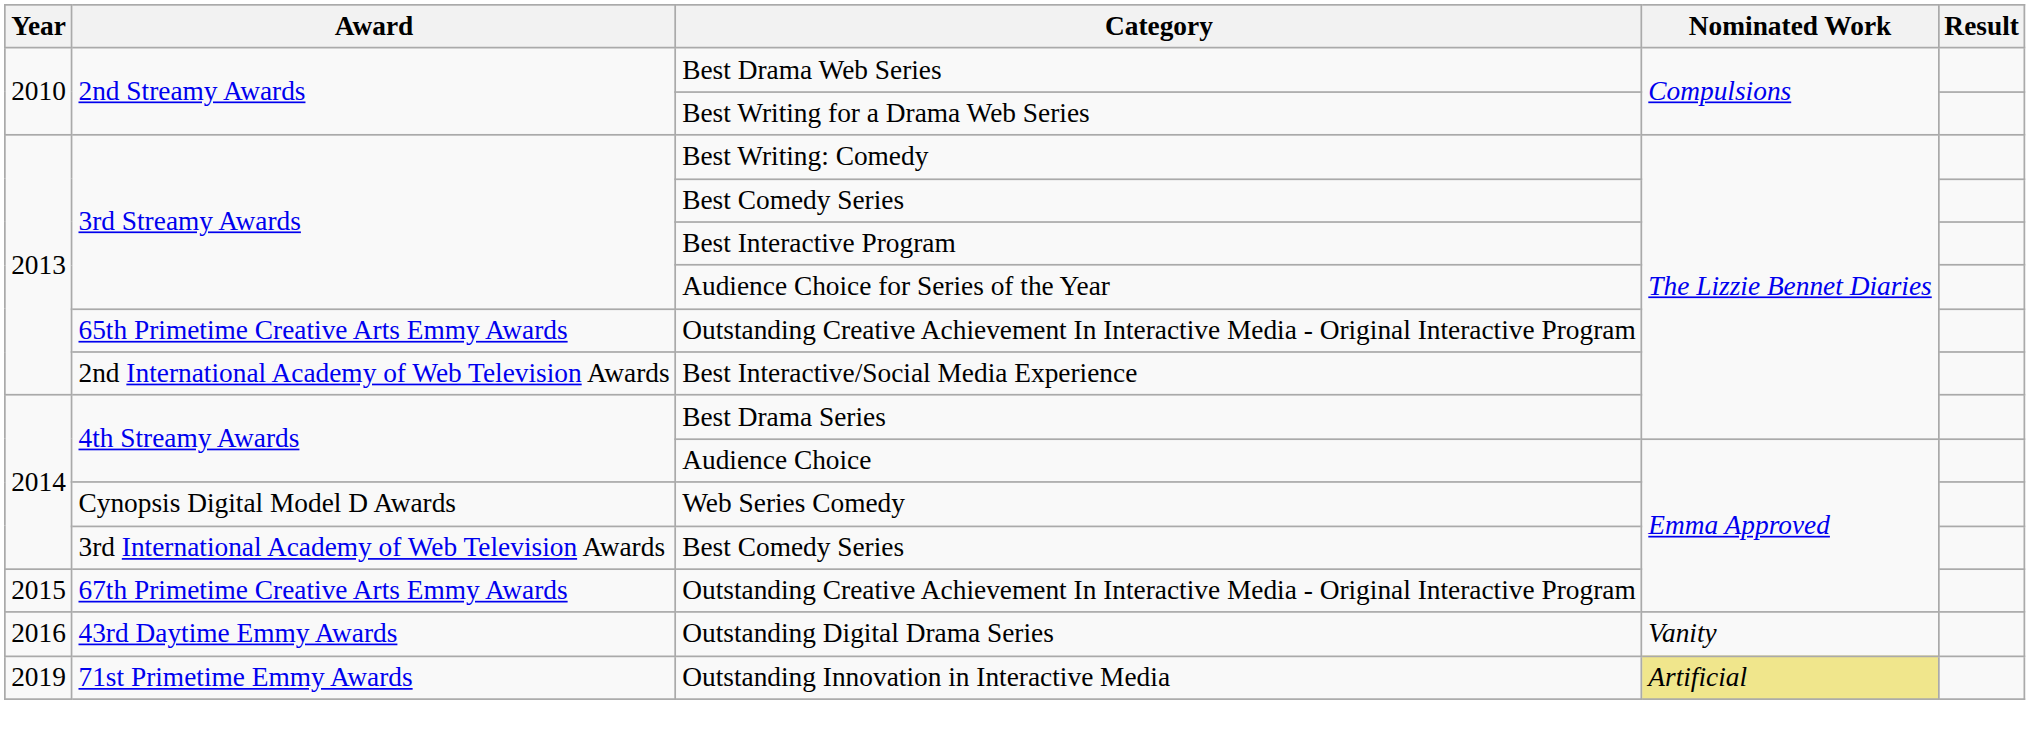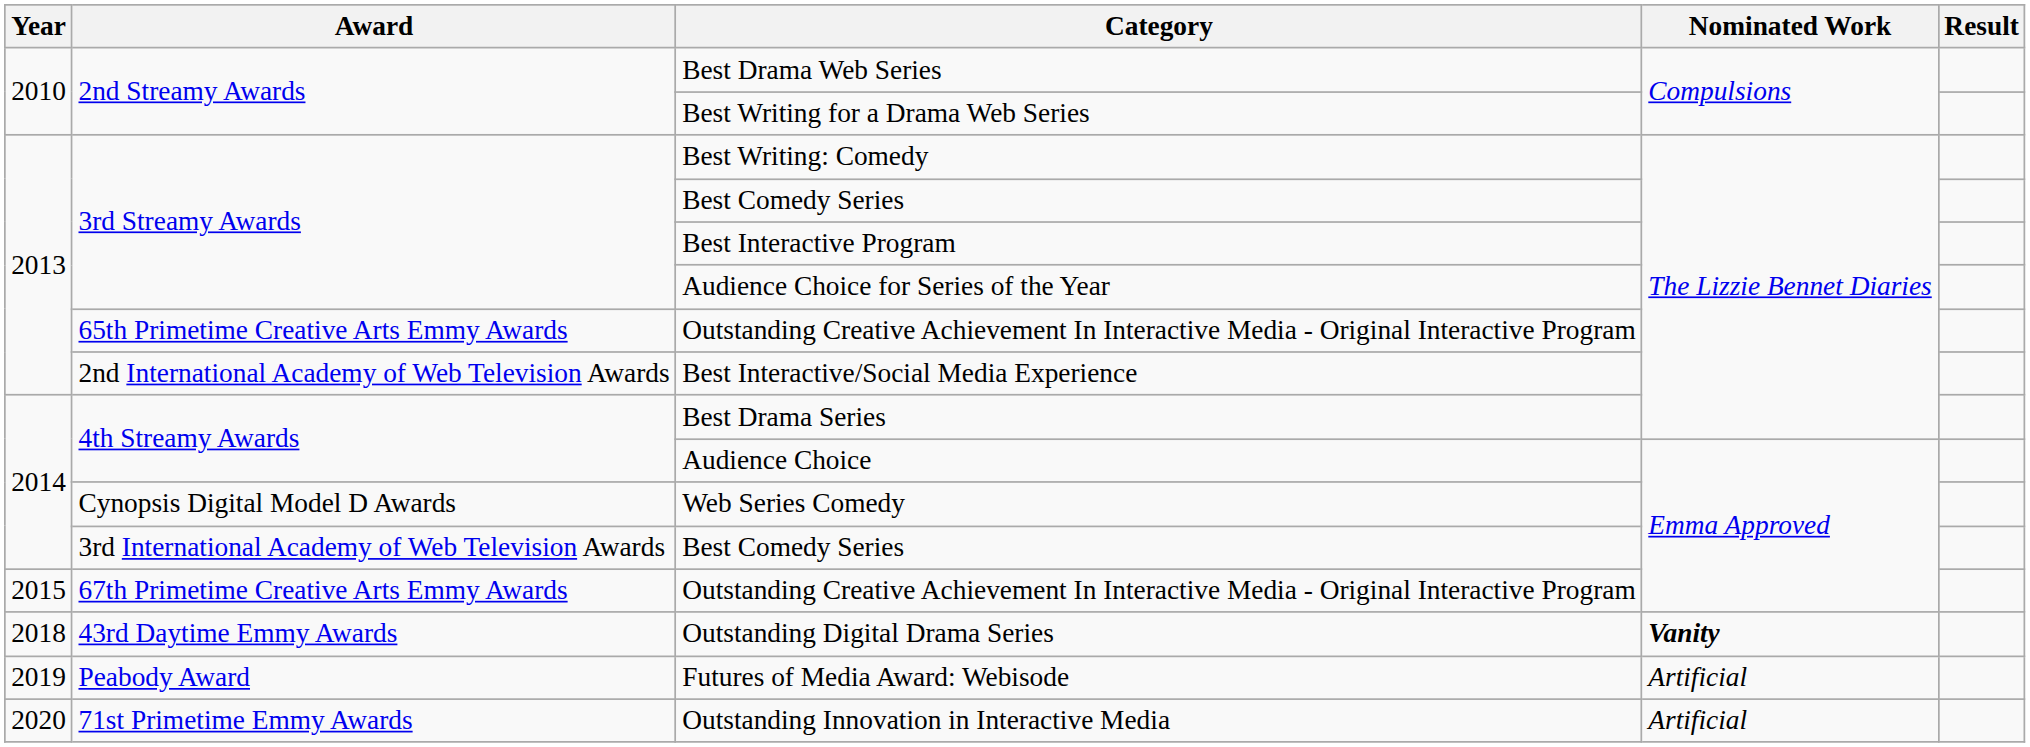(39, 633) 2016 -> (39, 633) 2018
(1682, 633) normal -> (1684, 633) bold
+ row: (164, 677)
(39, 677) 2019 -> (39, 720) 2020
(1698, 677) khaki background -> (1698, 720) no background
